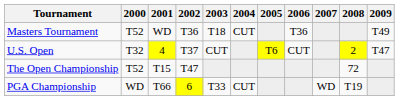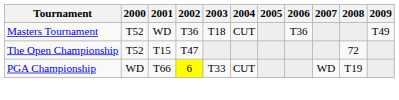- row: (30, 50)
